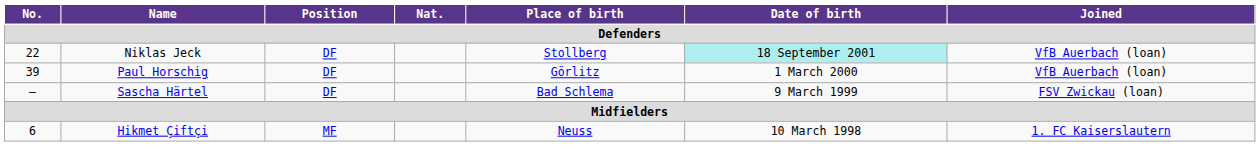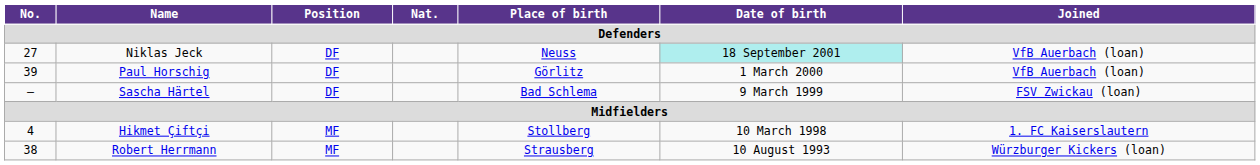(33, 53) 22 -> (30, 53) 27
(575, 53) Stollberg -> (559, 53) Neuss
(33, 131) 6 -> (30, 131) 4
(575, 131) Neuss -> (559, 131) Stollberg
+ row: (164, 150)
